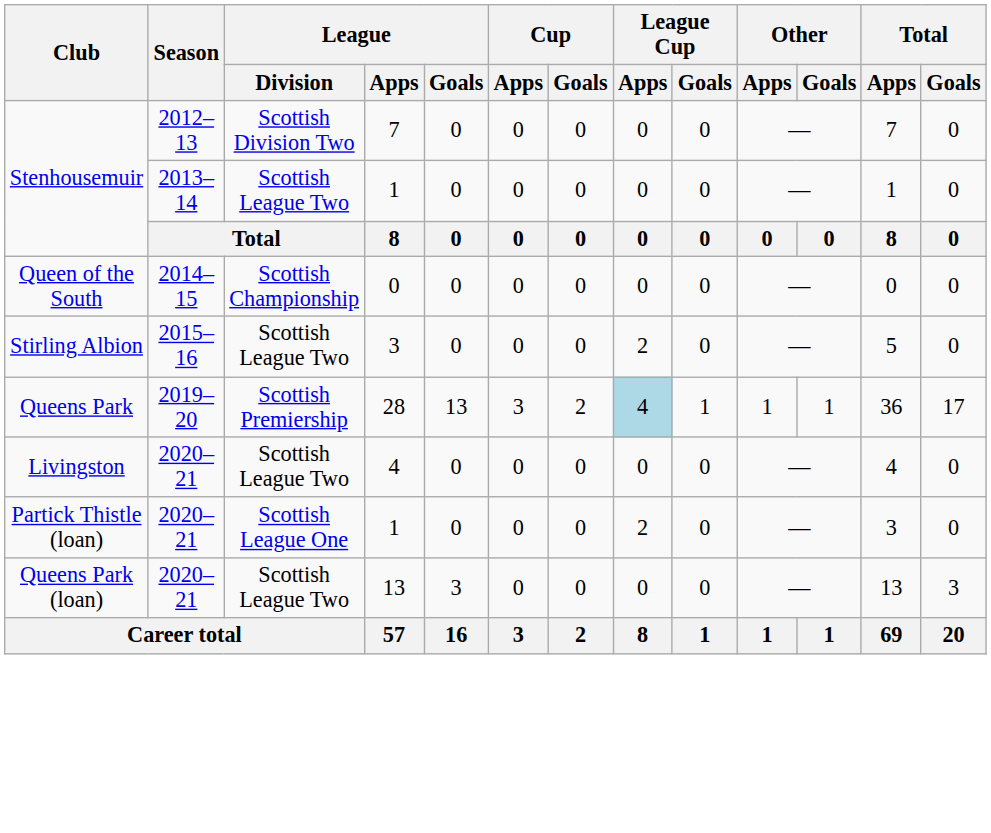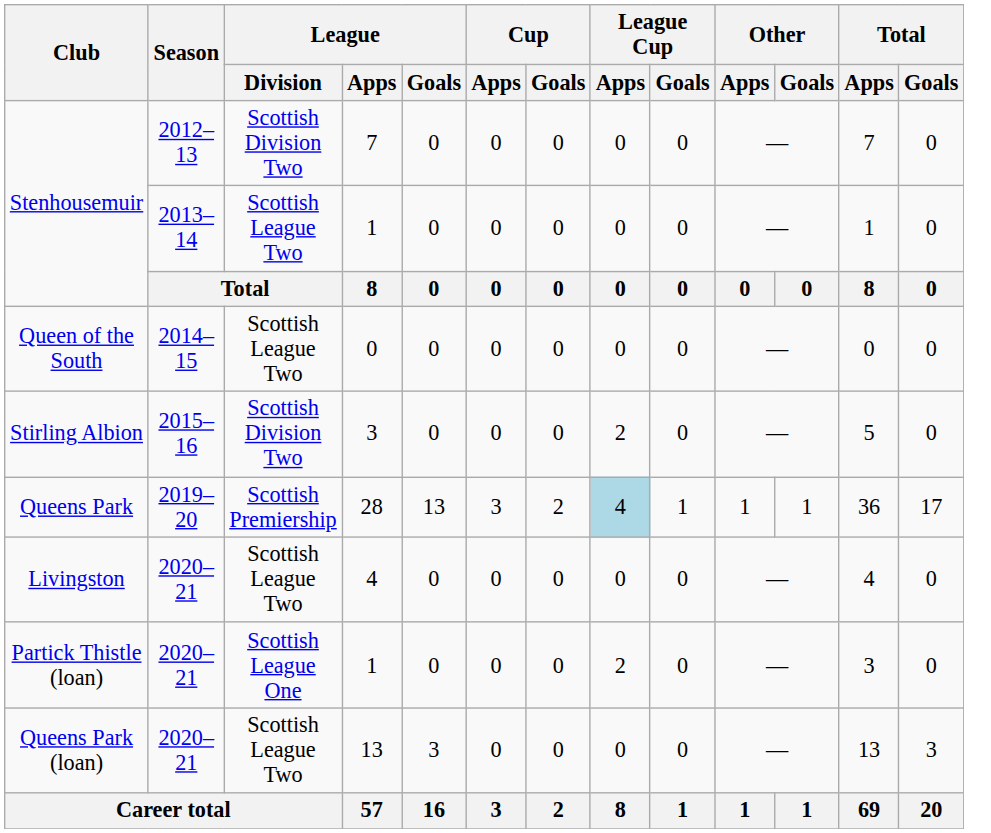(294, 286) Scottish Championship -> (283, 348) Scottish League Two
(294, 346) Scottish League Two -> (283, 433) Scottish Division Two
